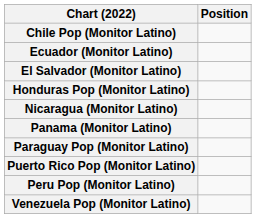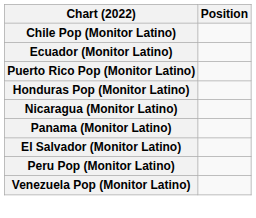rows swapped: (101, 71) <-> (101, 166)
- row: (101, 147)
